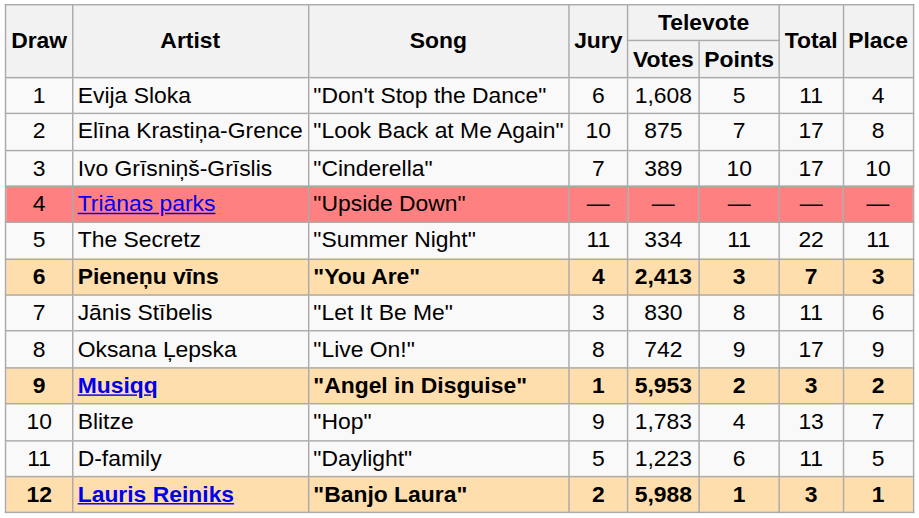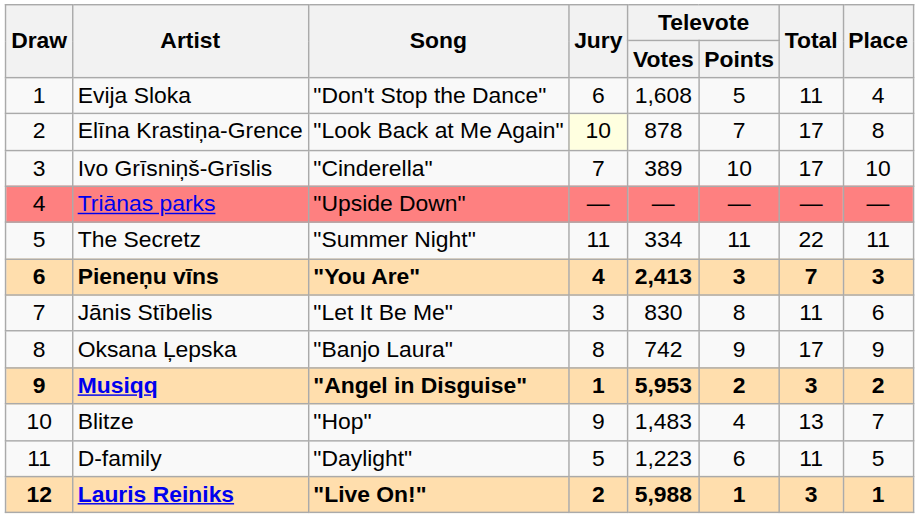(598, 131) no background -> (598, 131) lightyellow background
(663, 131) 875 -> (663, 131) 878
(364, 349) "Live On!" -> (383, 349) "Banjo Laura"
(663, 421) 1,783 -> (663, 421) 1,483
(390, 494) "Banjo Laura" -> (370, 494) "Live On!"
